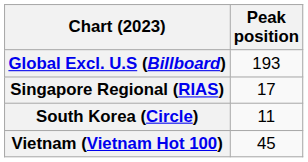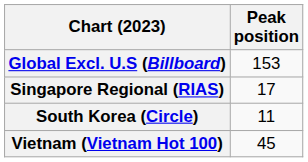(266, 63) 193 -> (266, 63) 153
